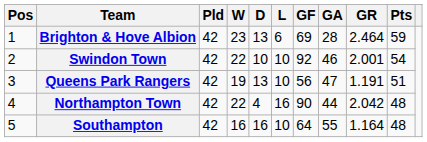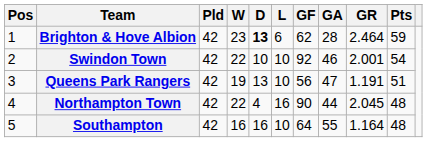(260, 37) normal -> (260, 37) bold
(304, 37) 69 -> (304, 37) 62
(367, 103) 2.042 -> (367, 103) 2.045
